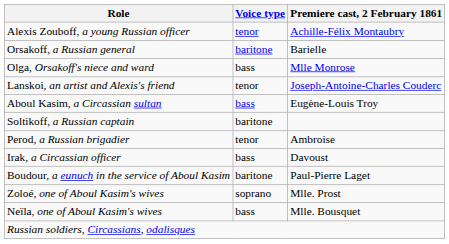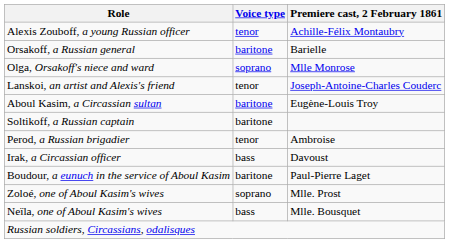(245, 67) bass -> (253, 67) soprano
(245, 103) bass -> (254, 103) baritone
